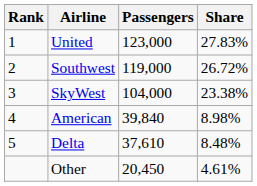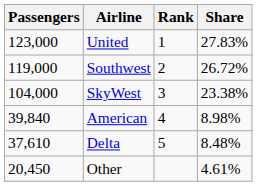columns swapped: (26, 17) <-> (158, 17)
